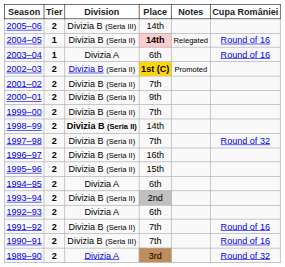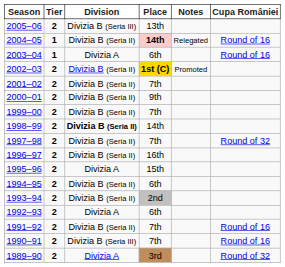(155, 26) 14th -> (155, 26) 13th
(102, 170) Divizia B (Seria II) -> (102, 170) Divizia A
(102, 184) Divizia A -> (102, 184) Divizia B (Seria II)
